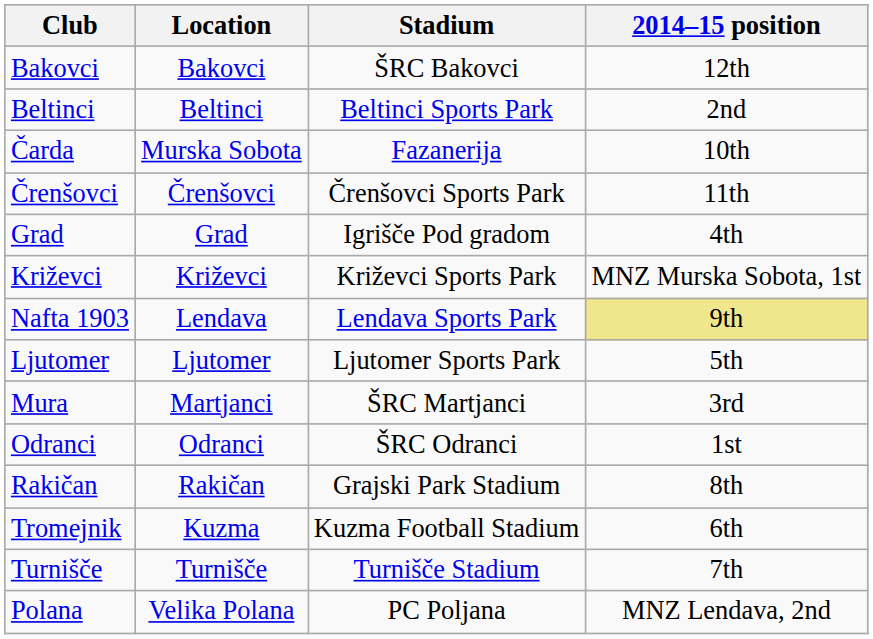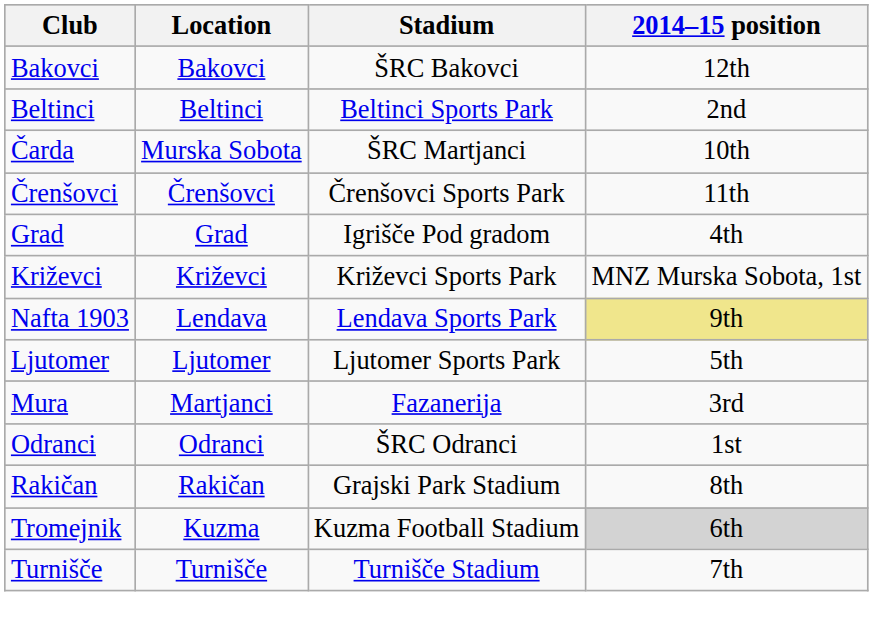(447, 151) Fazanerija -> (447, 151) ŠRC Martjanci
(447, 402) ŠRC Martjanci -> (447, 402) Fazanerija
(726, 527) no background -> (726, 527) lightgrey background
- row: (47, 611)
